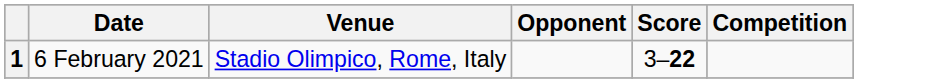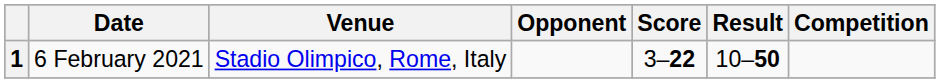+ column: (748, 23)
